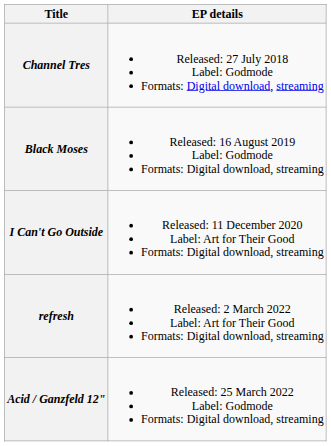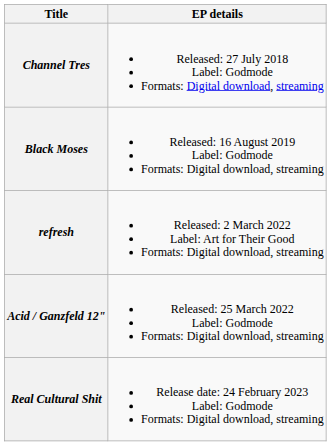- row: (56, 232)
+ row: (56, 399)
